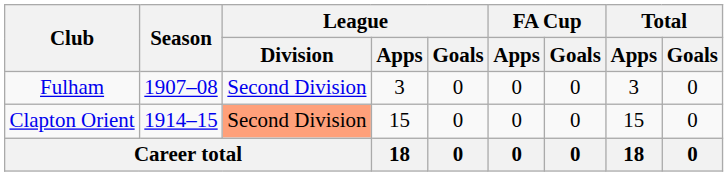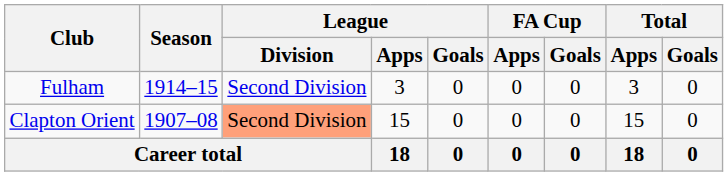(181, 87) 1907–08 -> (181, 87) 1914–15
(181, 120) 1914–15 -> (181, 120) 1907–08
